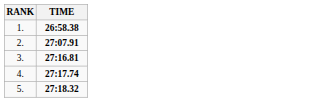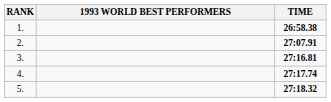+ column: (155, 12)
